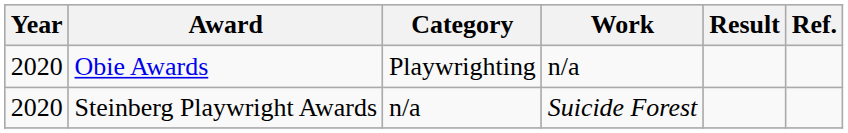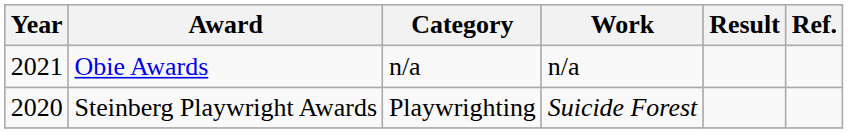(37, 66) 2020 -> (37, 66) 2021
(462, 66) Playwrighting -> (405, 66) n/a
(405, 107) n/a -> (462, 107) Playwrighting
